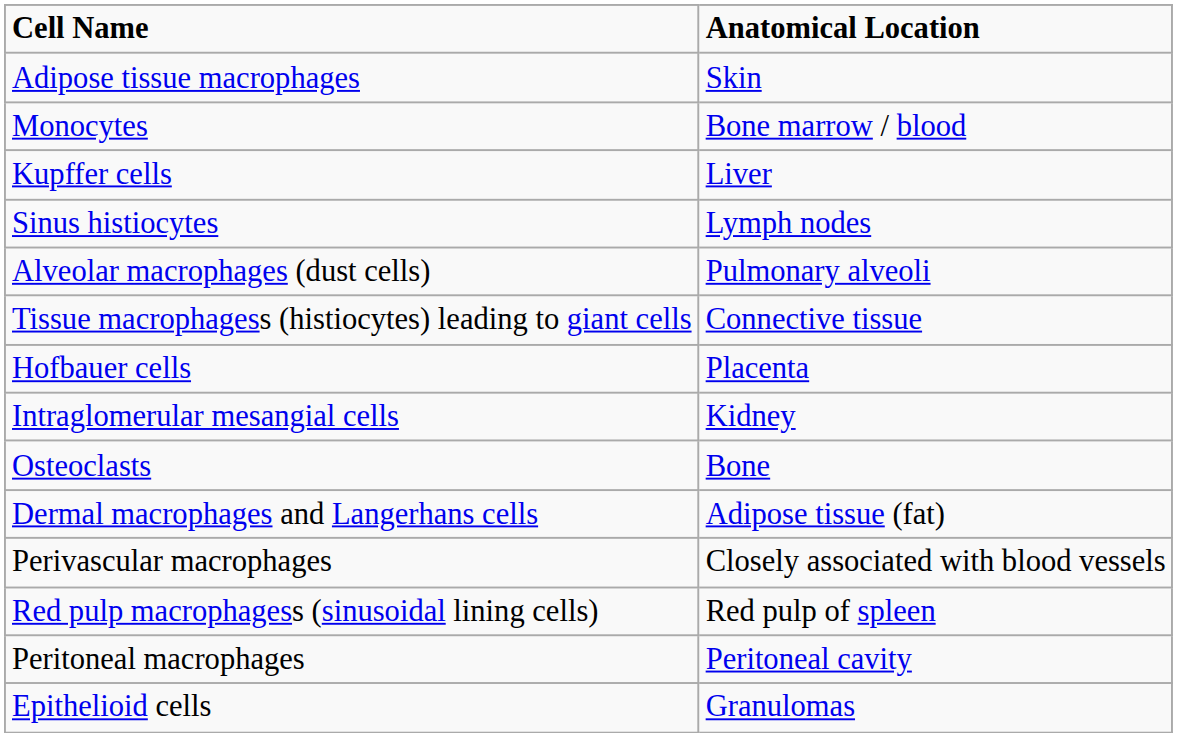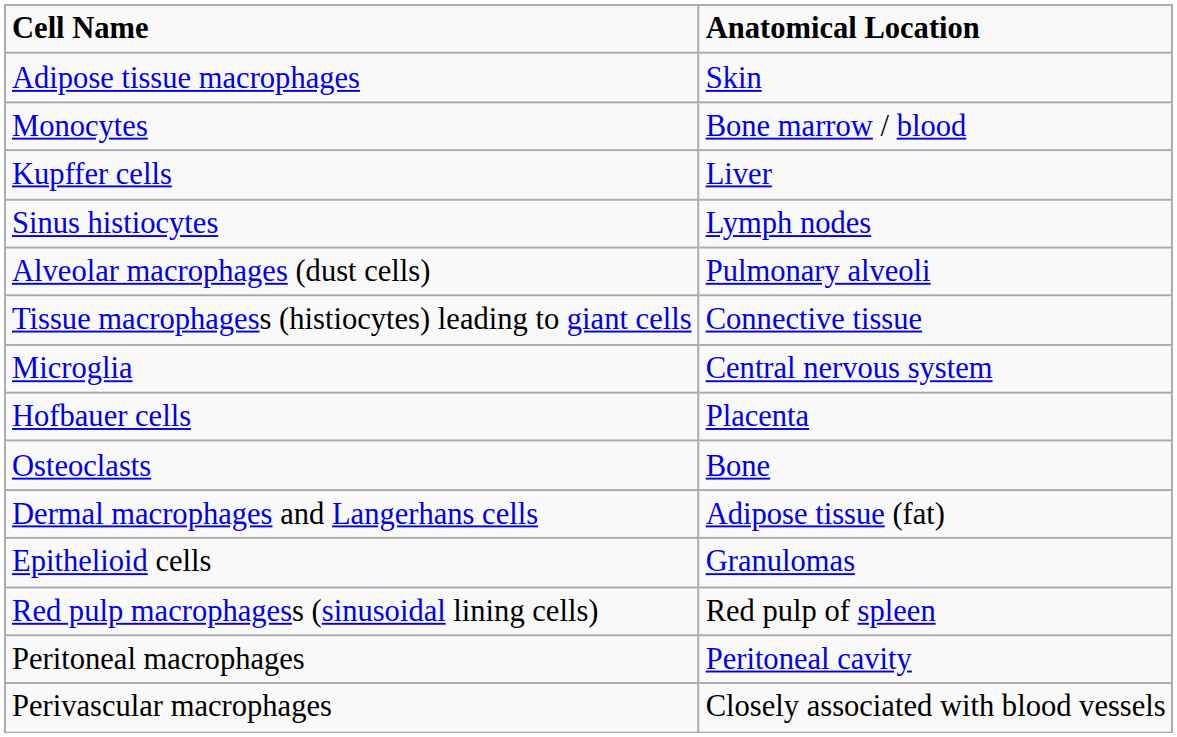+ row: (72, 367)
- row: (205, 416)
rows swapped: (112, 707) <-> (172, 561)
